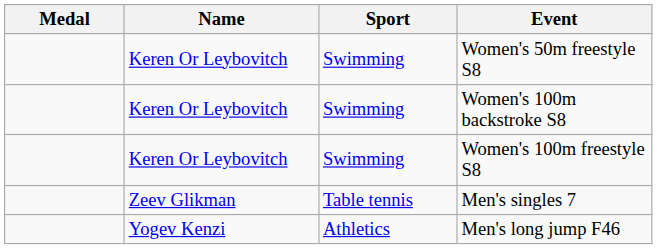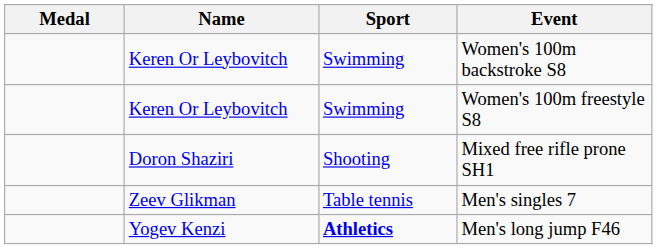- row: (548, 59)
+ row: (544, 159)
(356, 229) normal -> (358, 229) bold
